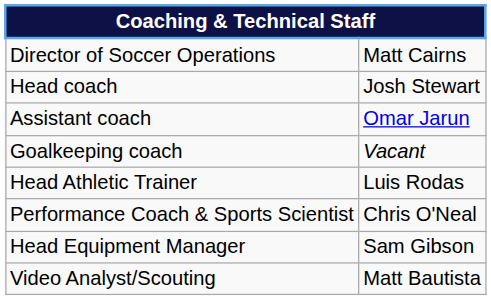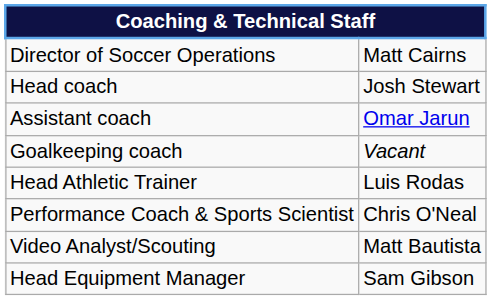rows swapped: (113, 278) <-> (128, 246)
